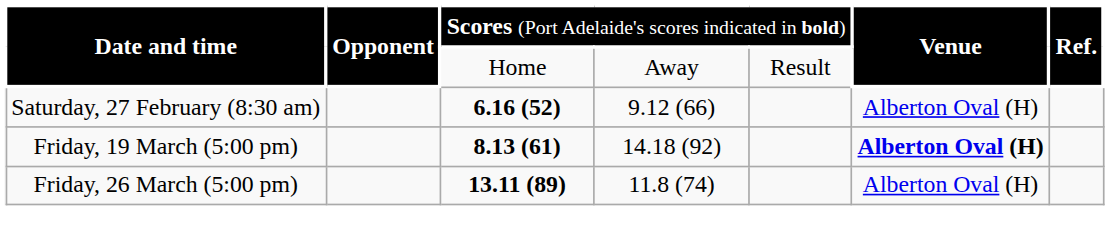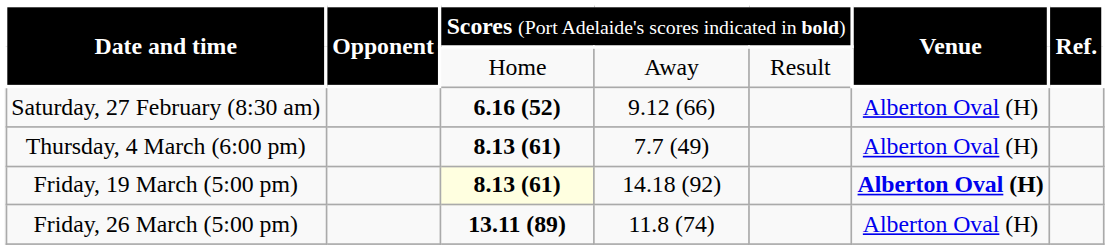+ row: (166, 146)
(517, 146) no background -> (517, 185) lightyellow background
